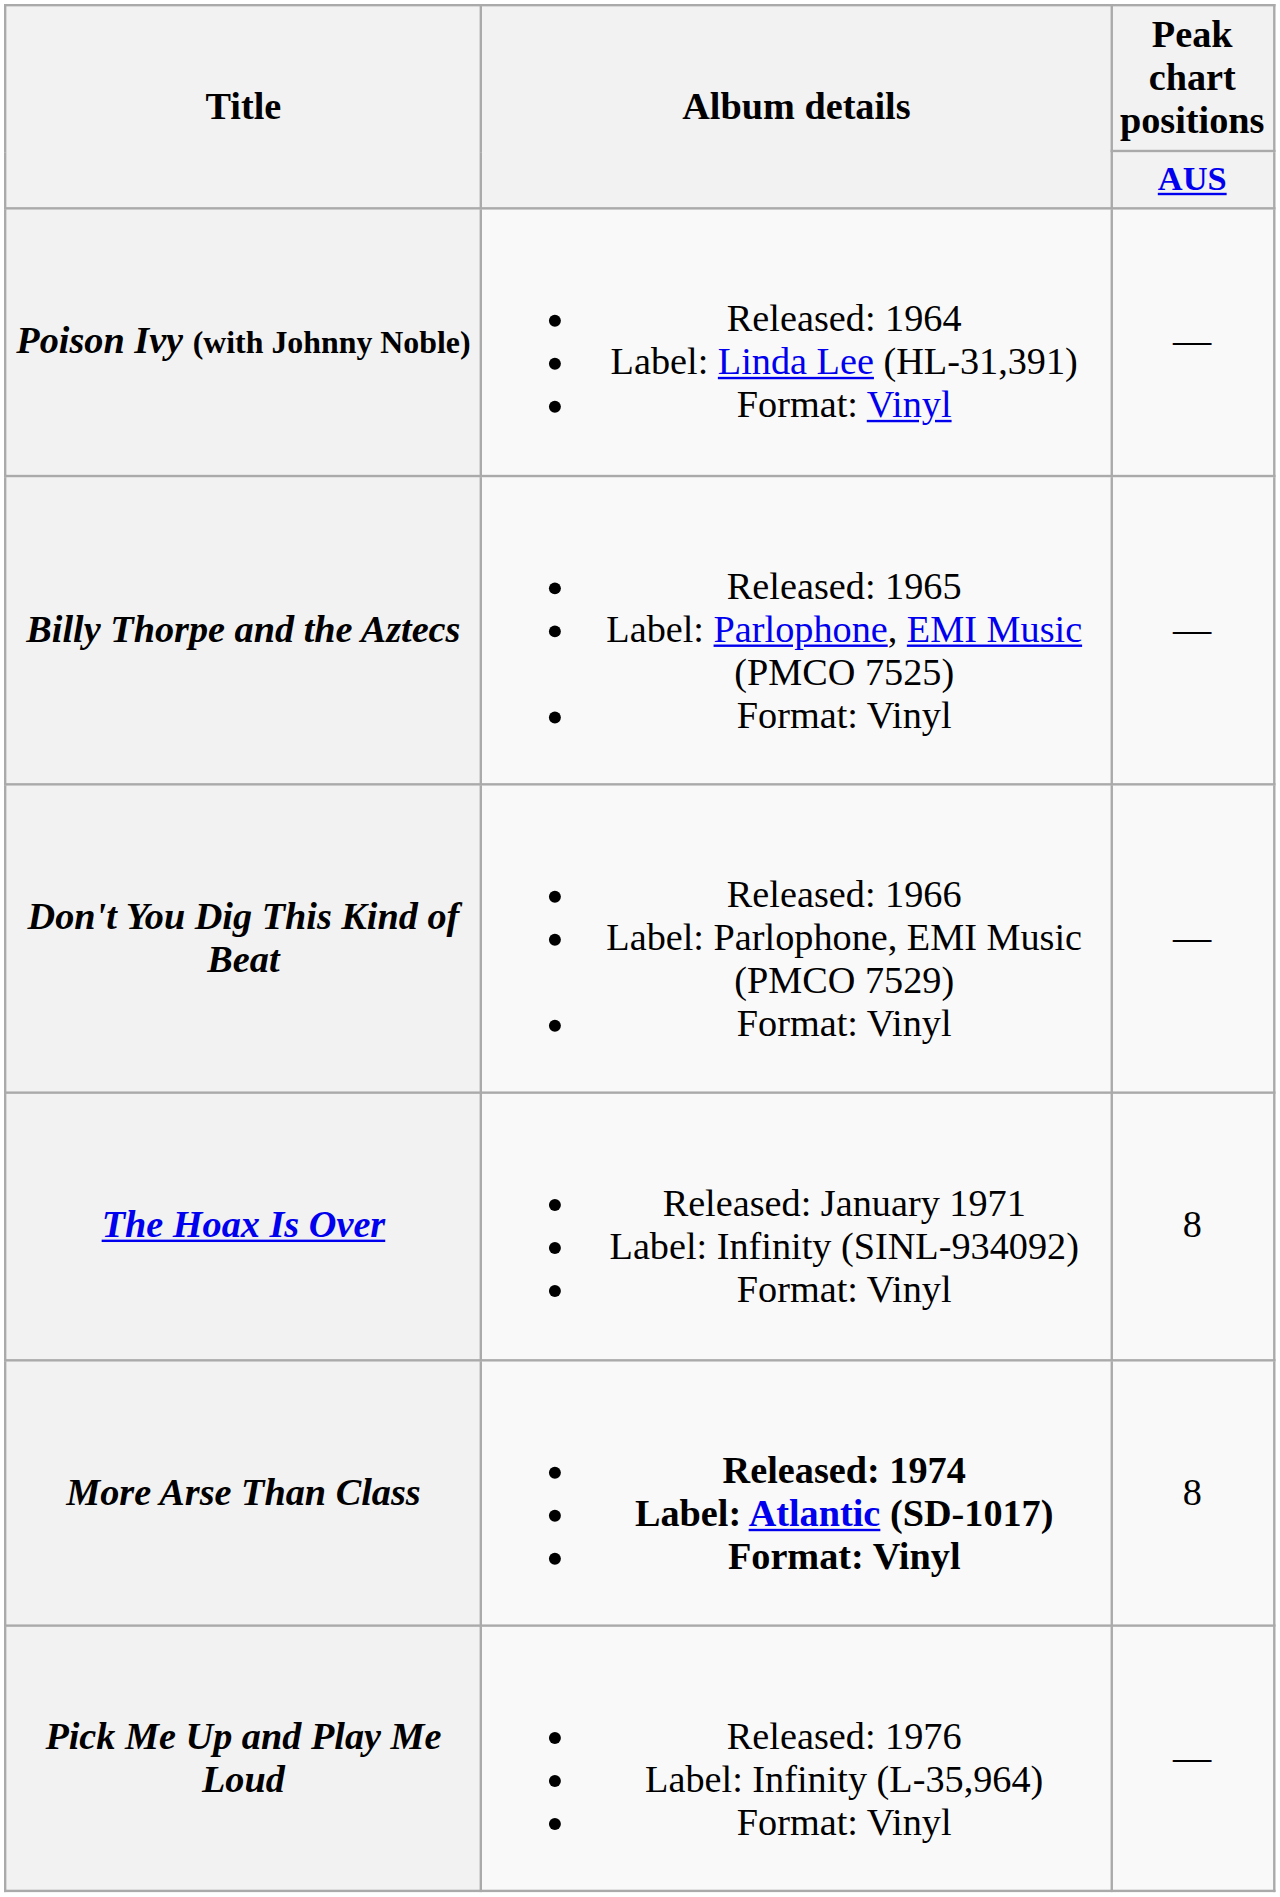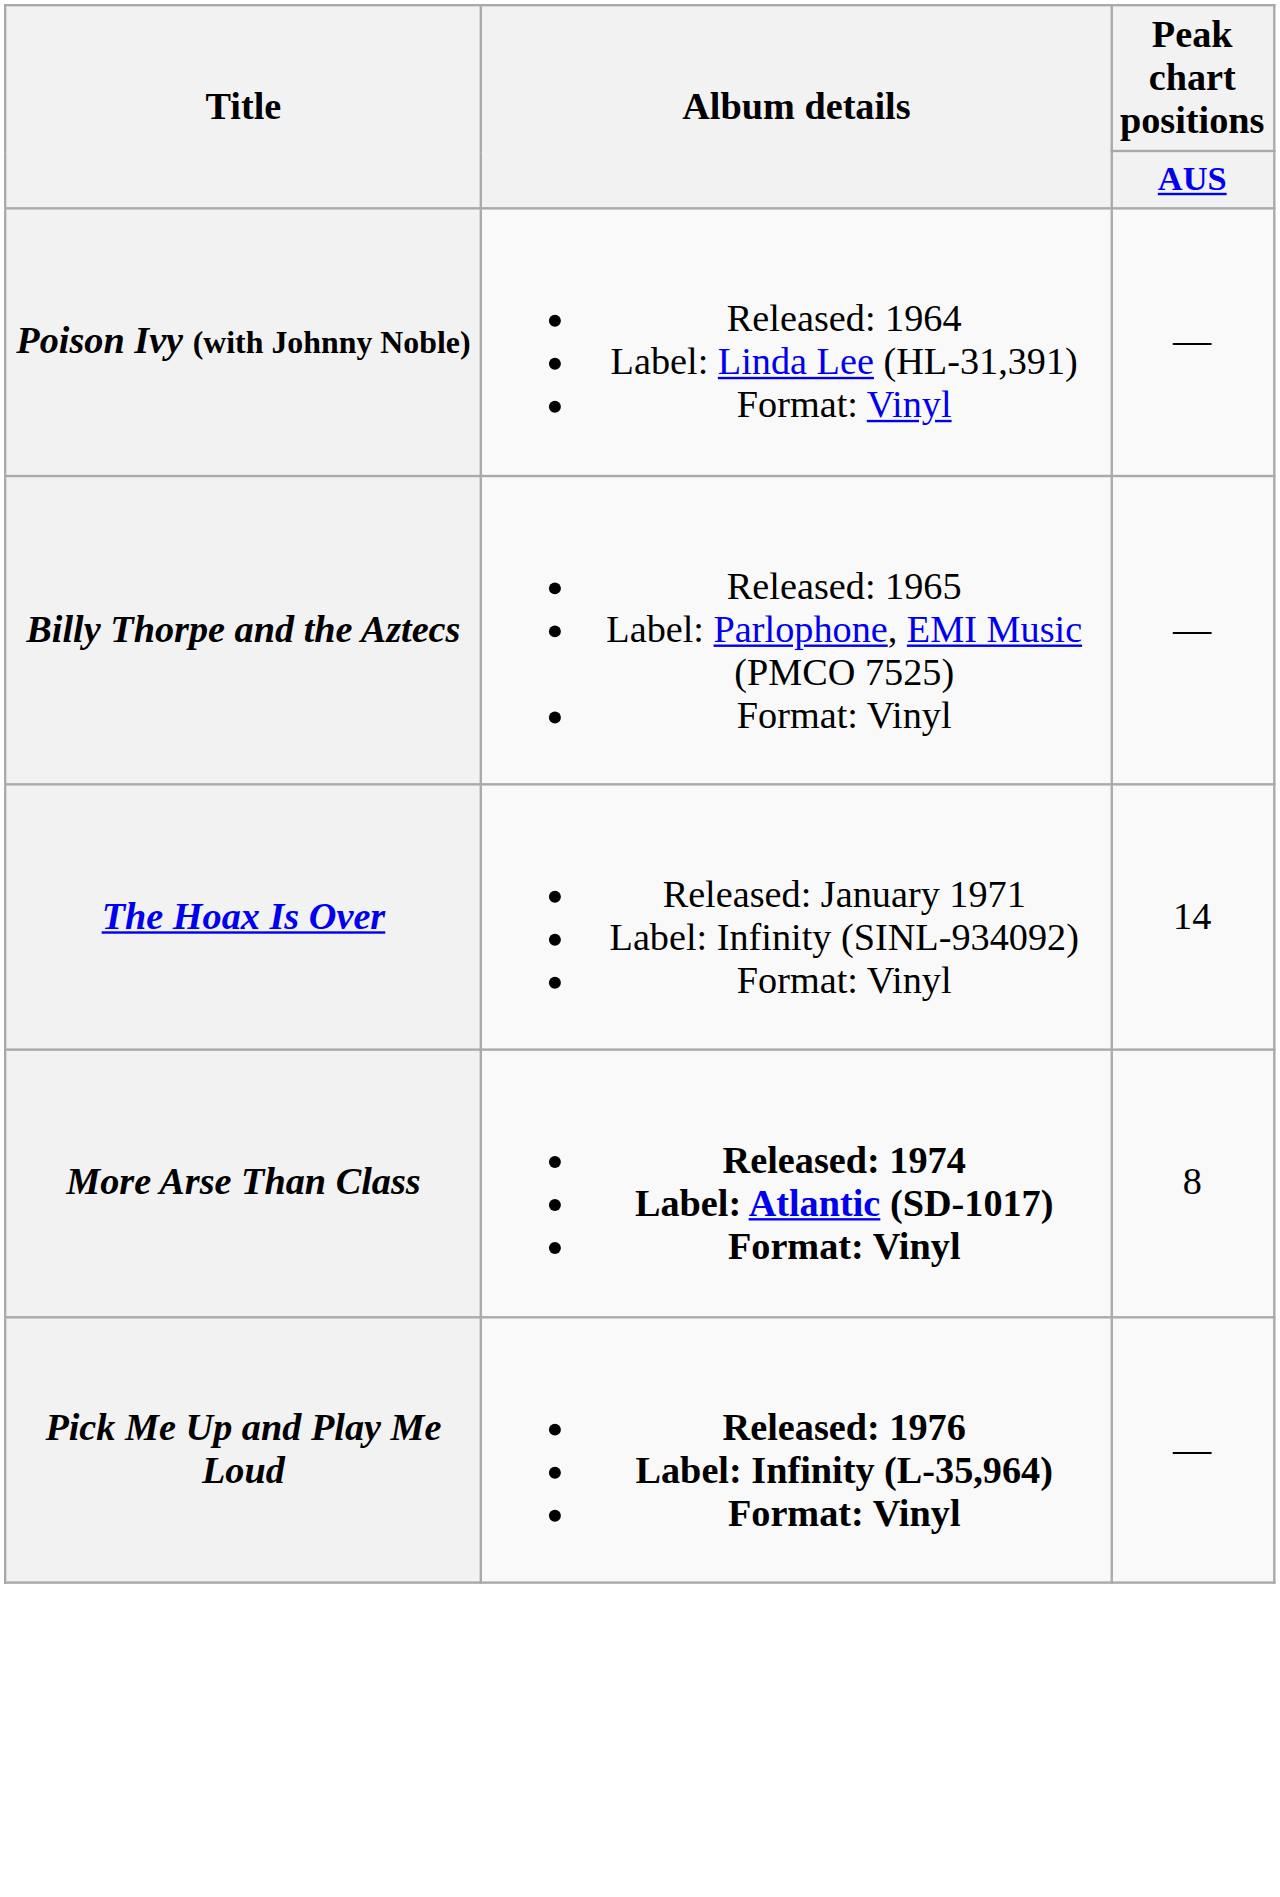- row: (243, 937)
(1192, 1225) 8 -> (1192, 916) 14
(796, 1780) normal -> (796, 1471) bold
